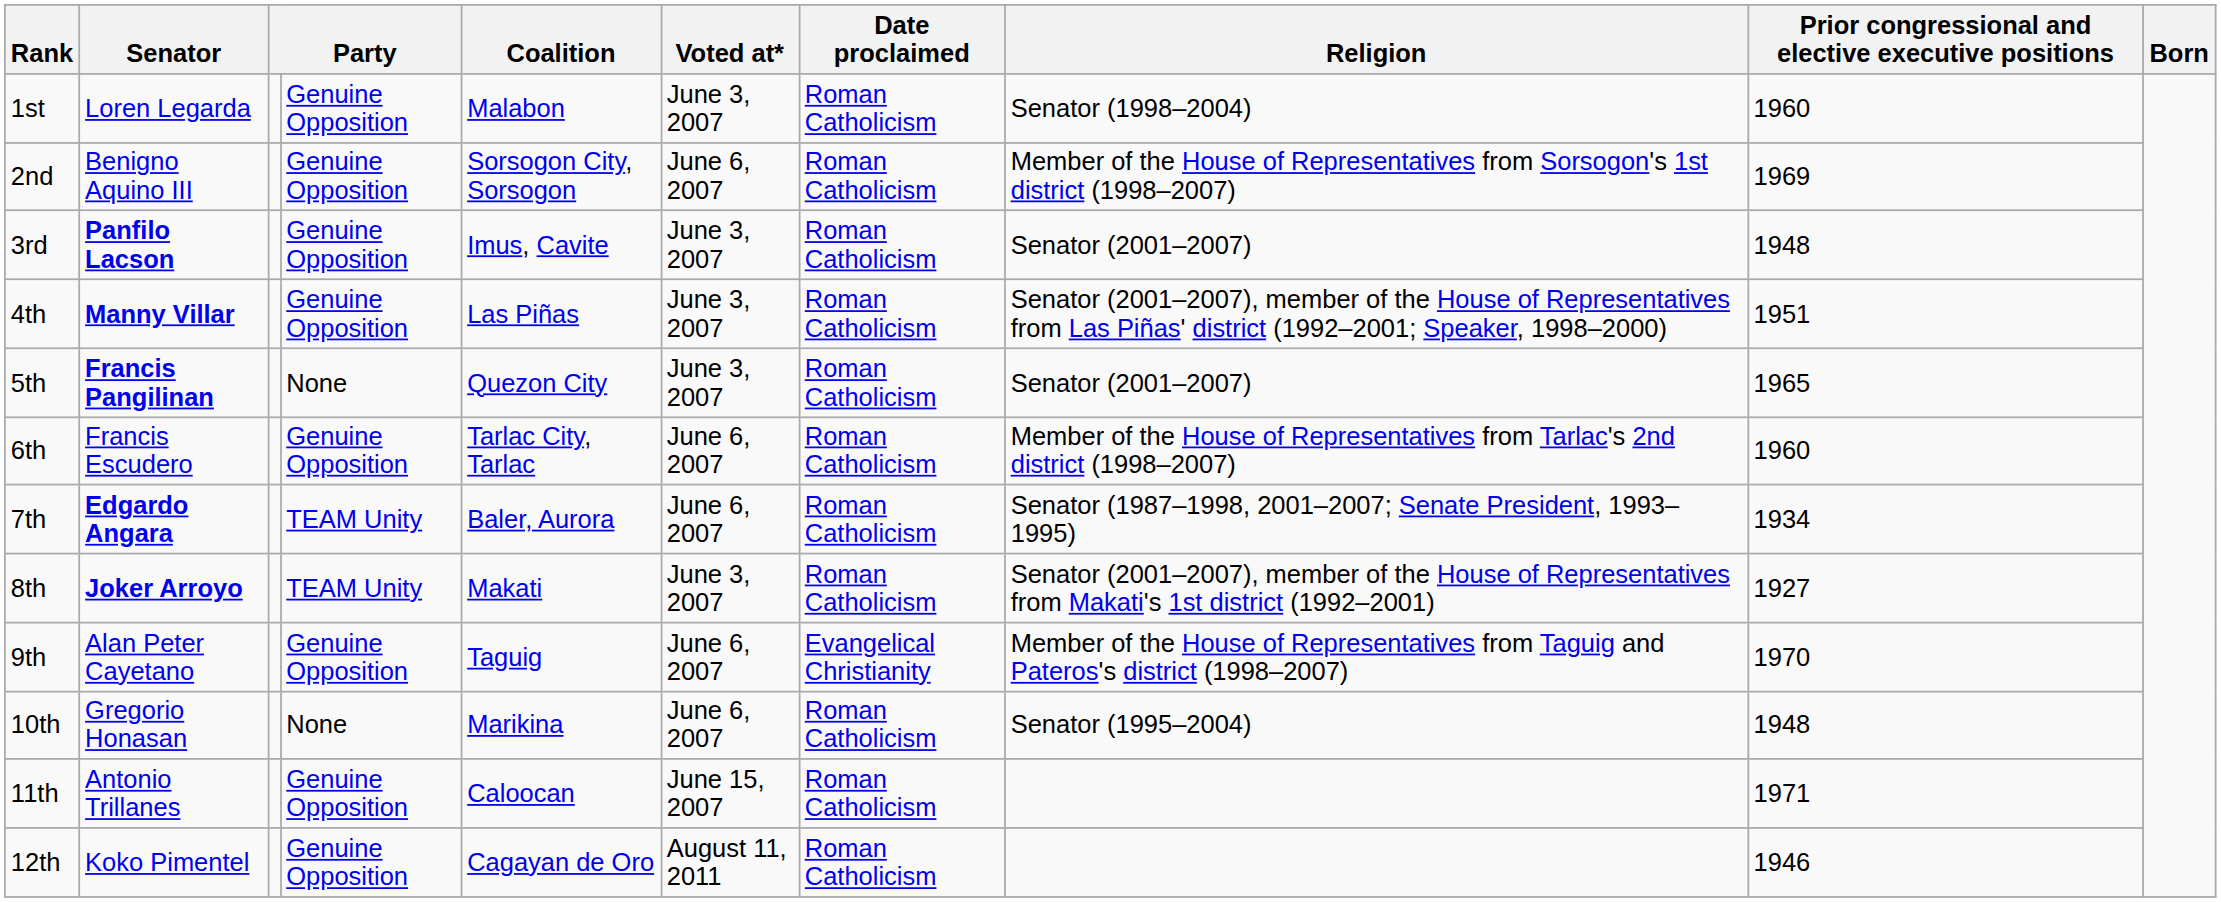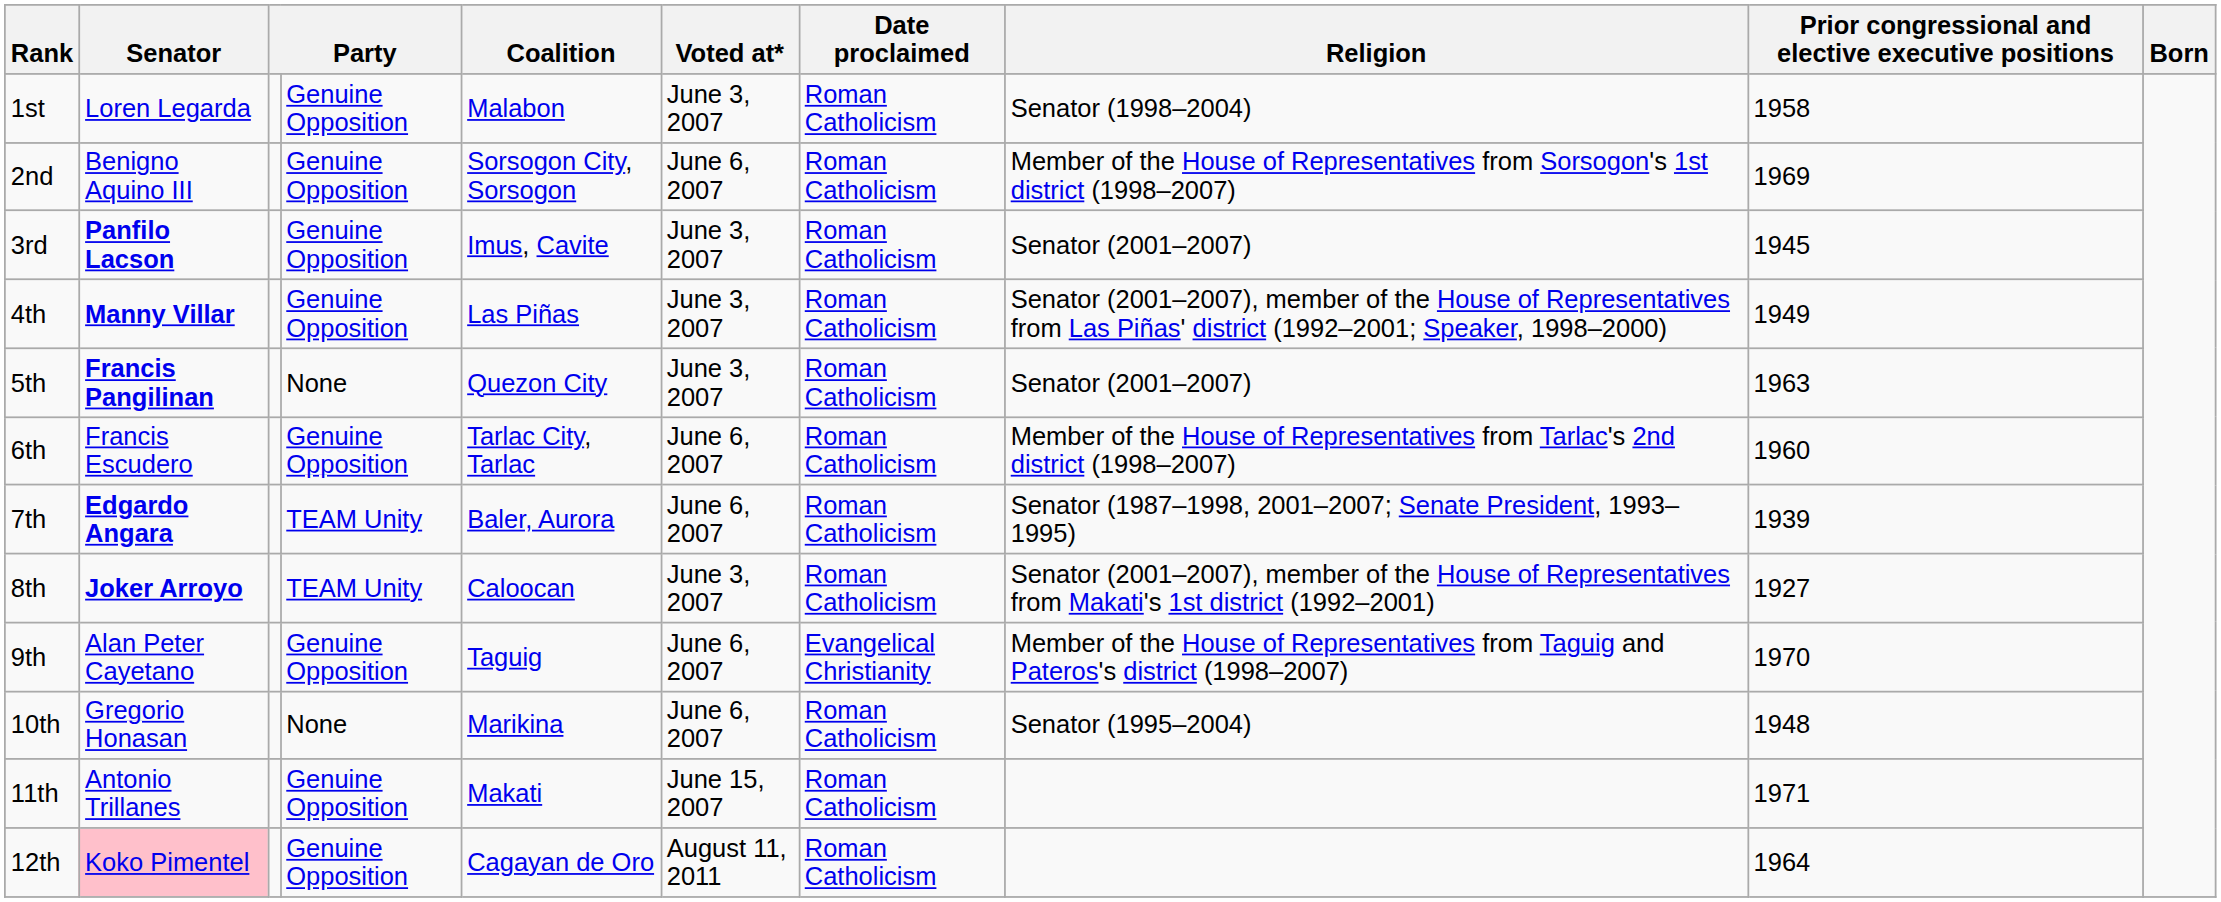(1782, 108) 1960 -> (1782, 108) 1958
(1782, 245) 1948 -> (1782, 245) 1945
(1782, 314) 1951 -> (1782, 314) 1949
(1782, 383) 1965 -> (1782, 383) 1963
(1782, 520) 1934 -> (1782, 520) 1939
(505, 588) Makati -> (521, 588) Caloocan
(521, 794) Caloocan -> (505, 794) Makati
(167, 863) no background -> (167, 863) pink background
(1782, 863) 1946 -> (1782, 863) 1964
